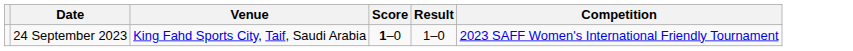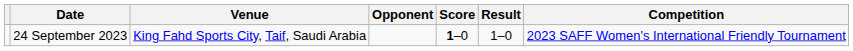+ column: (403, 14)
